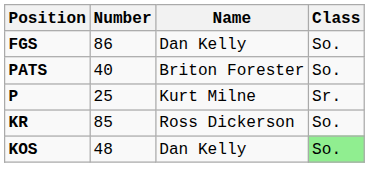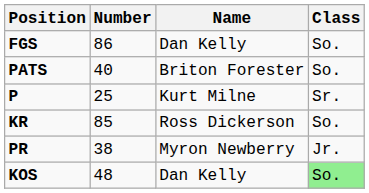+ row: (18, 149)
